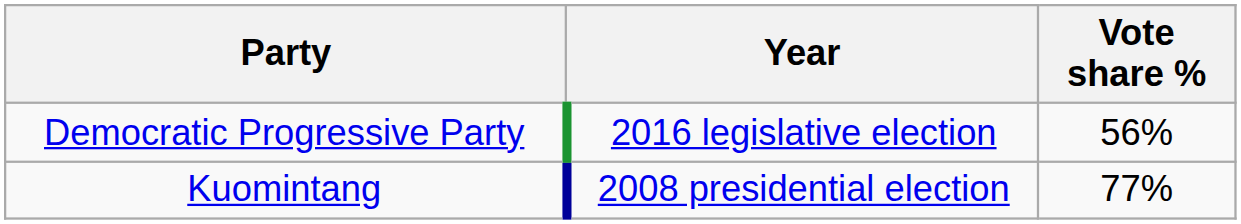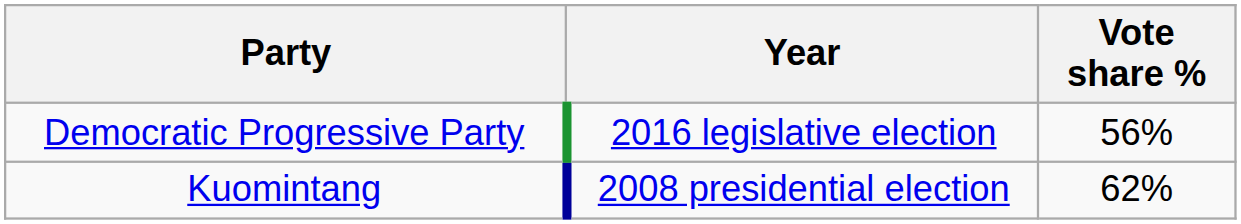(1137, 189) 77% -> (1137, 189) 62%
